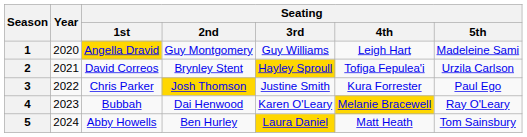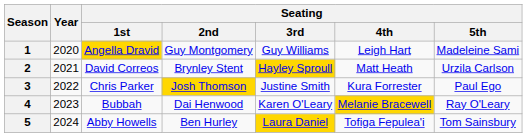(384, 68) Tofiga Fepulea'i -> (384, 68) Matt Heath
(384, 123) Matt Heath -> (384, 123) Tofiga Fepulea'i
